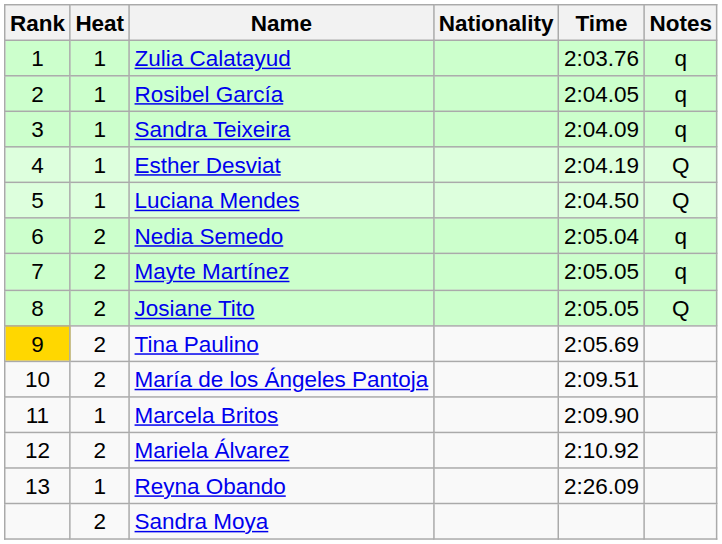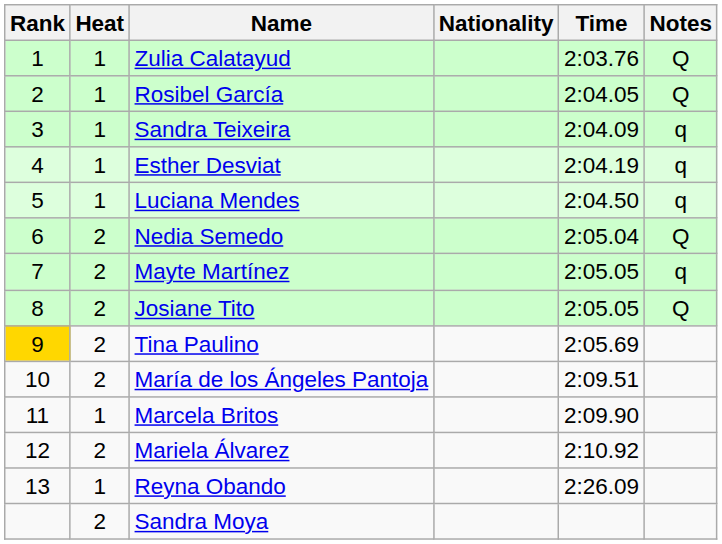(681, 58) q -> (681, 58) Q
(681, 94) q -> (681, 94) Q
(681, 165) Q -> (681, 165) q
(681, 201) Q -> (681, 201) q
(681, 236) q -> (681, 236) Q
